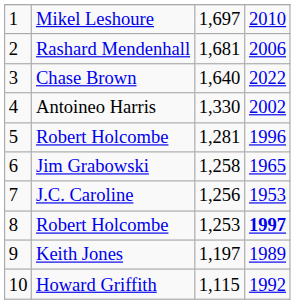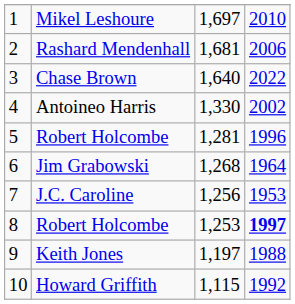(220, 166) 1,258 -> (220, 166) 1,268
(268, 166) 1965 -> (268, 166) 1964
(268, 254) 1989 -> (268, 254) 1988
